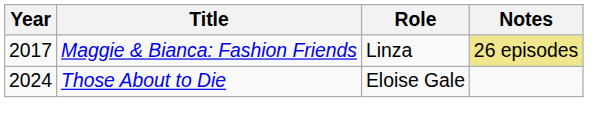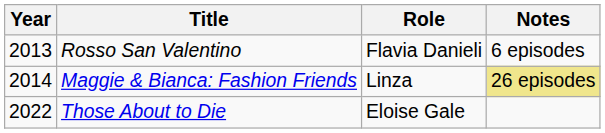+ row: (151, 50)
(31, 50) 2017 -> (31, 81) 2014
(31, 81) 2024 -> (31, 111) 2022
